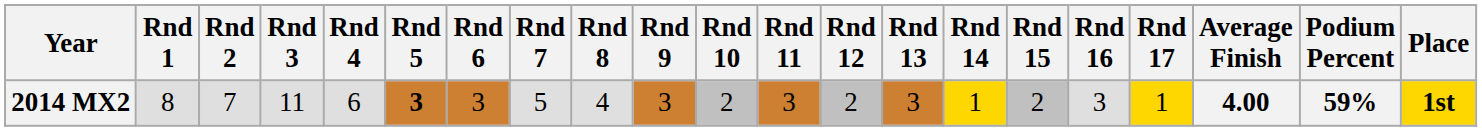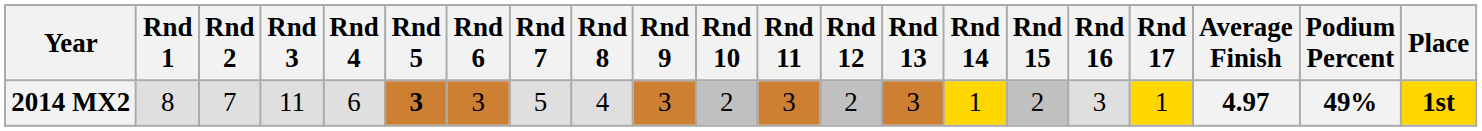(1246, 102) 4.00 -> (1246, 102) 4.97
(1350, 102) 59% -> (1350, 102) 49%
